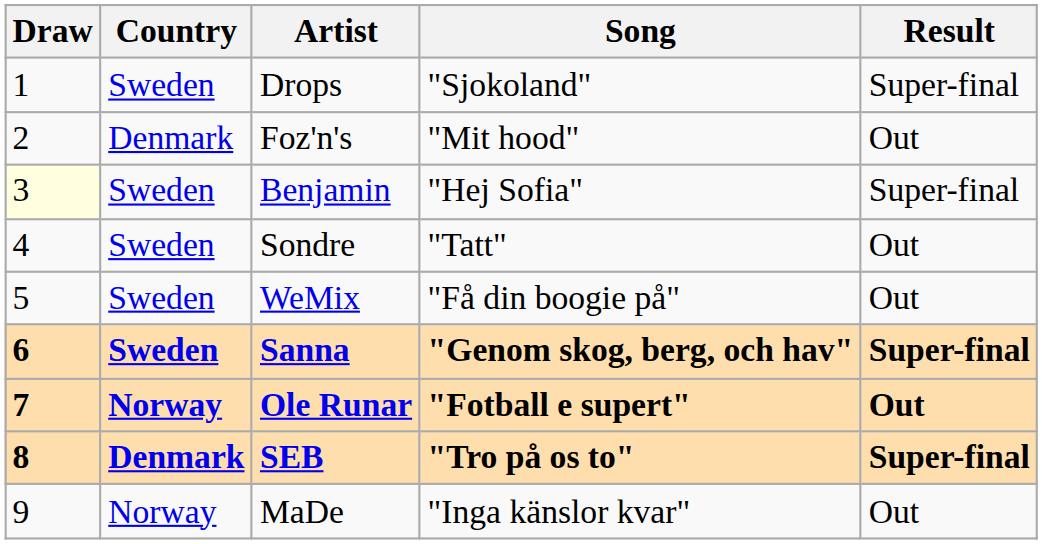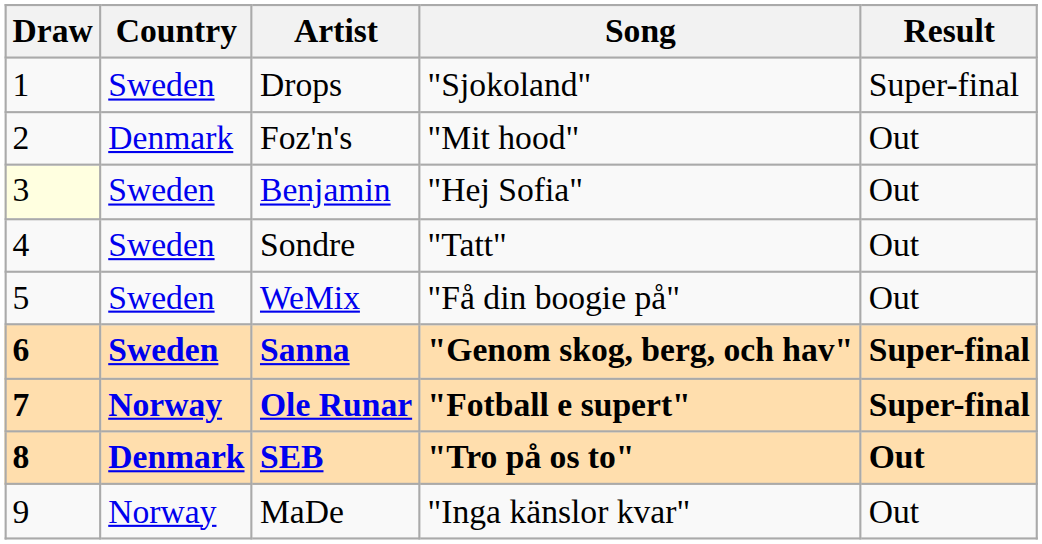(944, 191) Super-final -> (894, 191) Out
(897, 404) Out -> (949, 404) Super-final
(949, 457) Super-final -> (897, 457) Out
